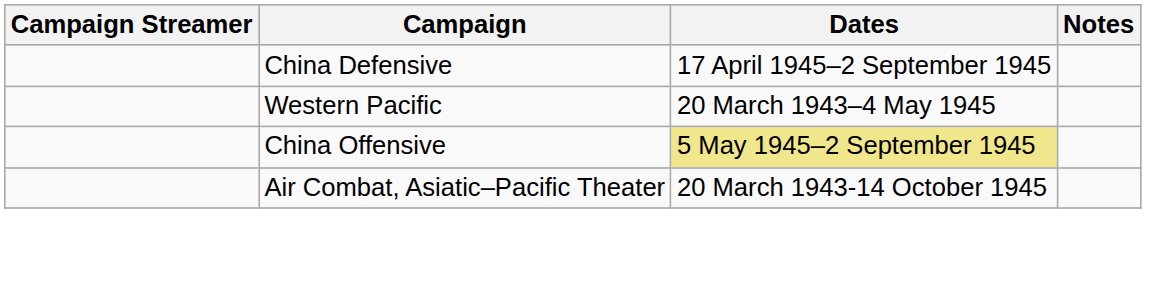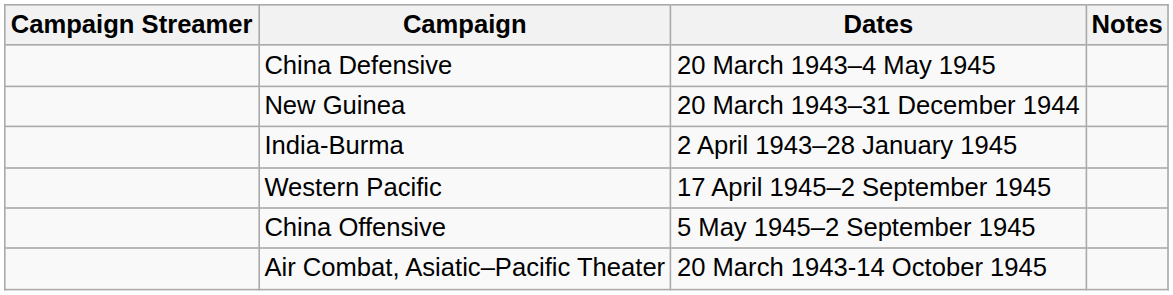(864, 65) 17 April 1945–2 September 1945 -> (836, 65) 20 March 1943–4 May 1945
+ row: (335, 106)
+ row: (334, 146)
(836, 106) 20 March 1943–4 May 1945 -> (864, 187) 17 April 1945–2 September 1945
(856, 146) khaki background -> (856, 227) no background
